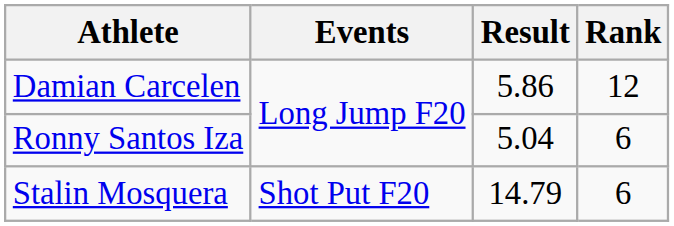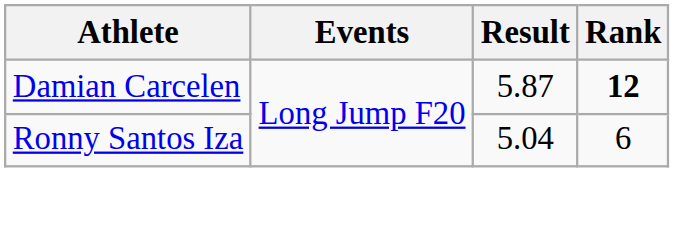(525, 85) 5.86 -> (525, 85) 5.87
(623, 85) normal -> (623, 85) bold
- row: (120, 193)
